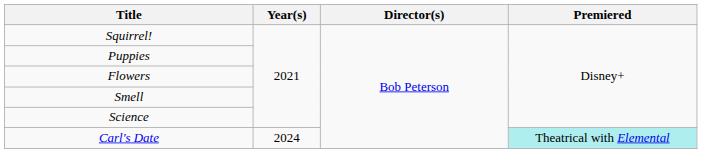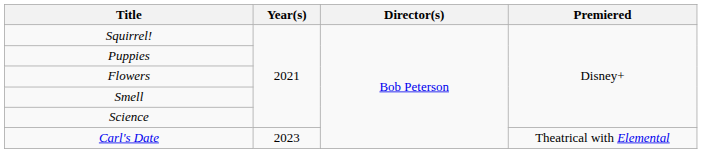(287, 138) 2024 -> (287, 138) 2023
(602, 138) paleturquoise background -> (602, 138) no background
